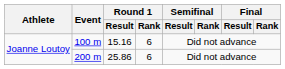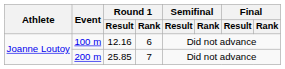(120, 42) 15.16 -> (120, 42) 12.16
(120, 57) 25.86 -> (120, 57) 25.85
(149, 57) 6 -> (149, 57) 7
